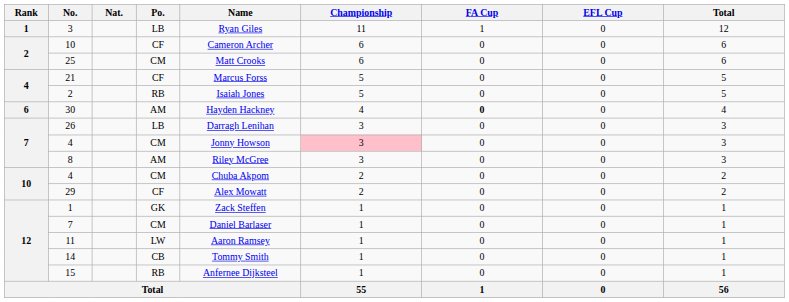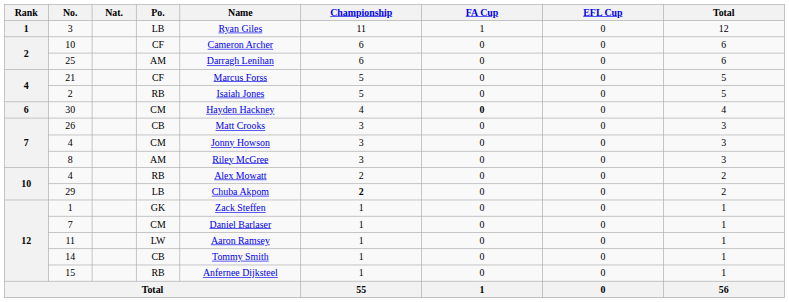(158, 61) CM -> (158, 61) AM
(240, 61) Matt Crooks -> (240, 61) Darragh Lenihan
(158, 110) AM -> (158, 110) CM
(158, 126) LB -> (158, 126) CB
(240, 126) Darragh Lenihan -> (240, 126) Matt Crooks
(361, 143) pink background -> (361, 143) no background
(158, 175) CM -> (158, 175) RB
(240, 175) Chuba Akpom -> (240, 175) Alex Mowatt
(158, 192) CF -> (158, 192) LB
(240, 192) Alex Mowatt -> (240, 192) Chuba Akpom
(361, 192) normal -> (361, 192) bold
